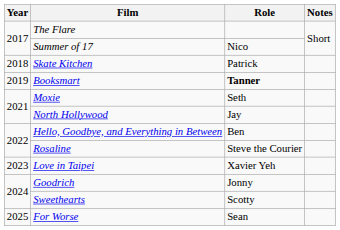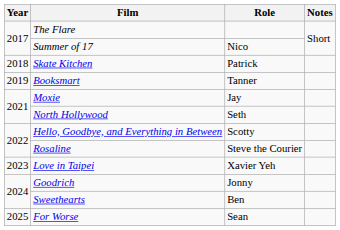(244, 81) bold -> (242, 81) normal
(237, 98) Seth -> (234, 98) Jay
(234, 115) Jay -> (237, 115) Seth
(236, 132) Ben -> (241, 132) Scotty
(241, 200) Scotty -> (236, 200) Ben
